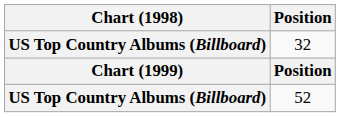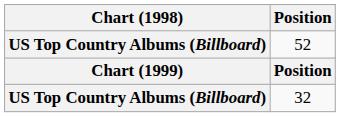rows swapped: (303, 44) <-> (303, 97)
